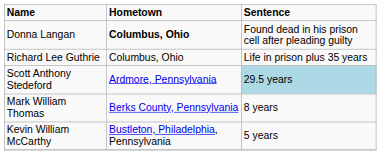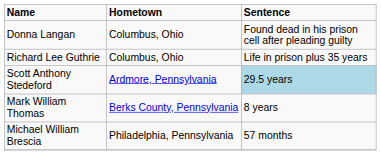(149, 35) bold -> (146, 35) normal
- row: (38, 136)
+ row: (43, 136)
